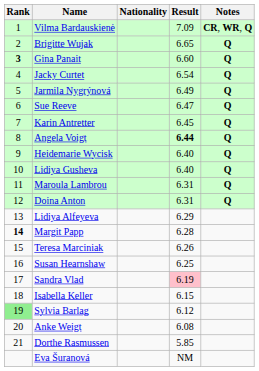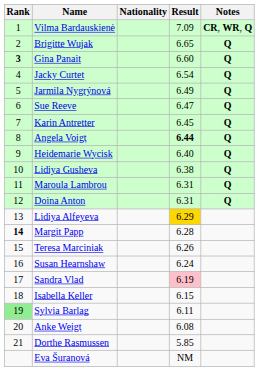(185, 169) 6.40 -> (185, 169) 6.38
(185, 216) no background -> (185, 216) gold background
(185, 264) 6.25 -> (185, 264) 6.24
(185, 311) 6.12 -> (185, 311) 6.11
